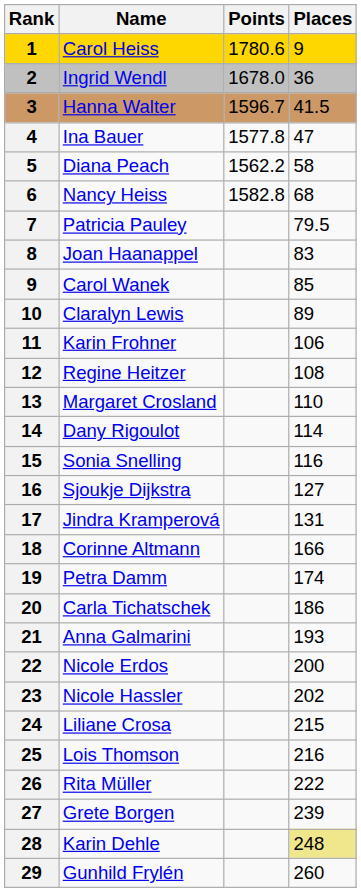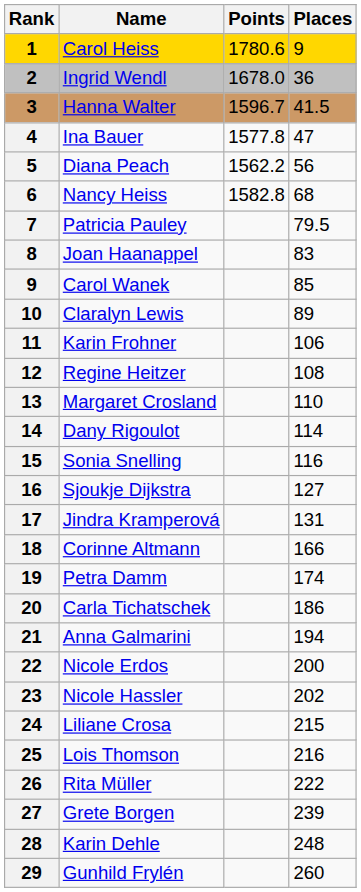(304, 166) 58 -> (304, 166) 56
(309, 637) 193 -> (309, 637) 194
(309, 843) khaki background -> (309, 843) no background
